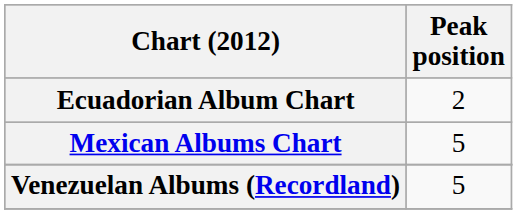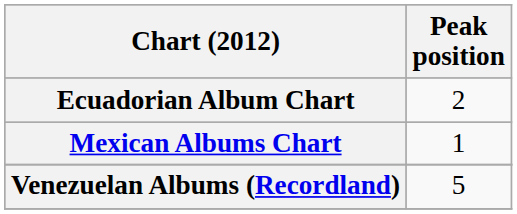(459, 142) 5 -> (459, 142) 1
